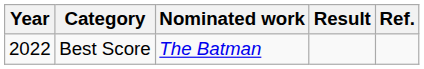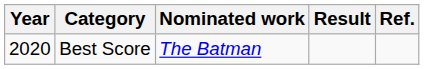(30, 49) 2022 -> (30, 49) 2020
